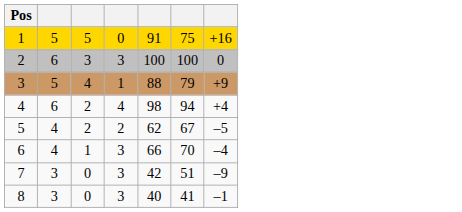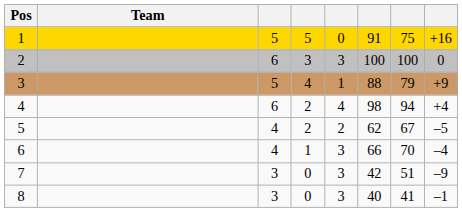+ column: (148, 15)
